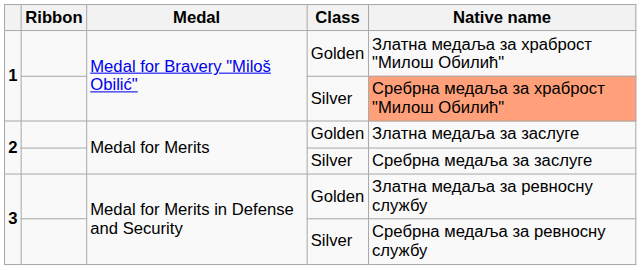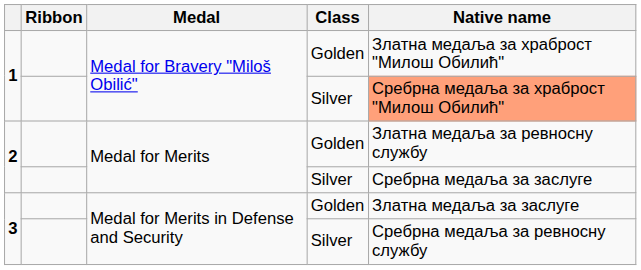(476, 134) Златна медаља за заслуге -> (482, 143) Златна медаља за ревносну службу
(482, 196) Златна медаља за ревносну службу -> (476, 205) Златна медаља за заслуге
